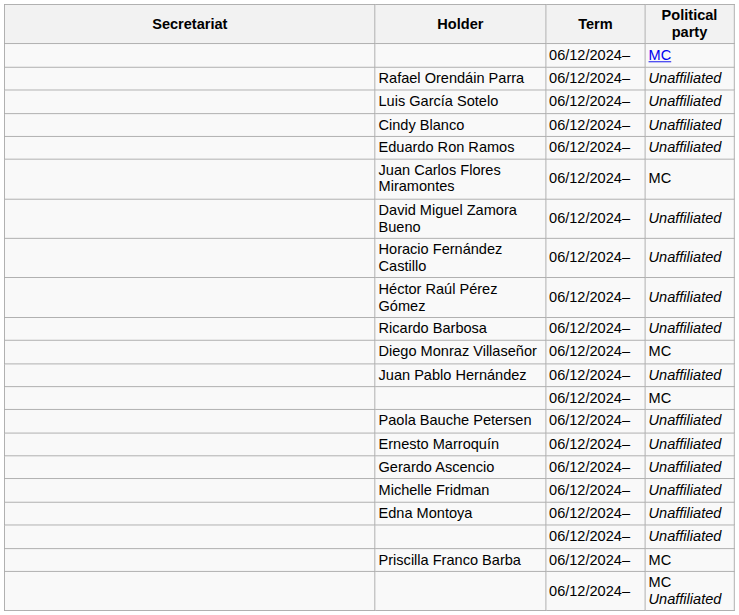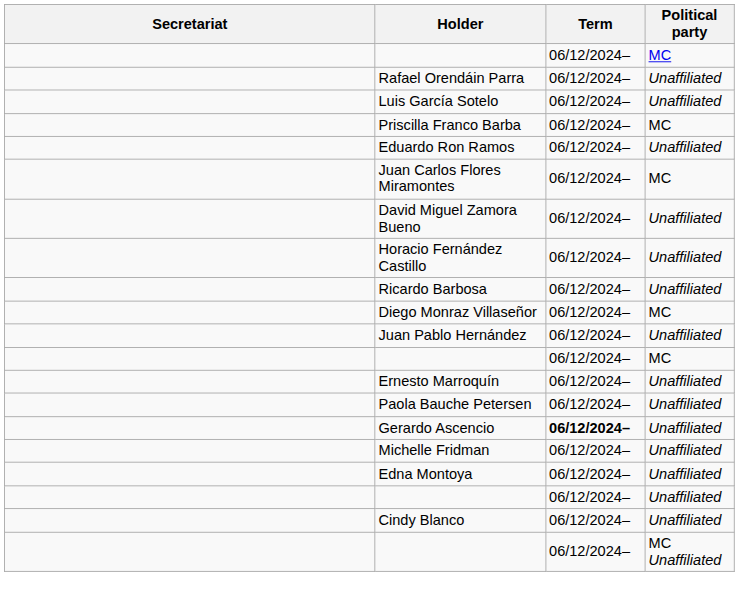rows swapped: (421, 124) <-> (450, 559)
- row: (438, 297)
rows swapped: (455, 421) <-> (439, 444)
(590, 467) normal -> (590, 427) bold
